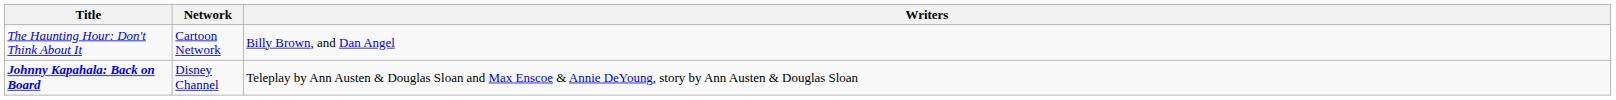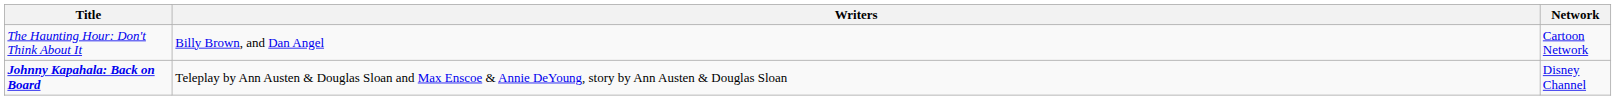columns swapped: (927, 14) <-> (208, 14)
